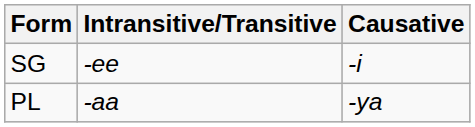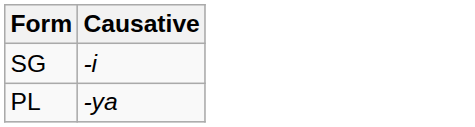- column: (210, 24)
